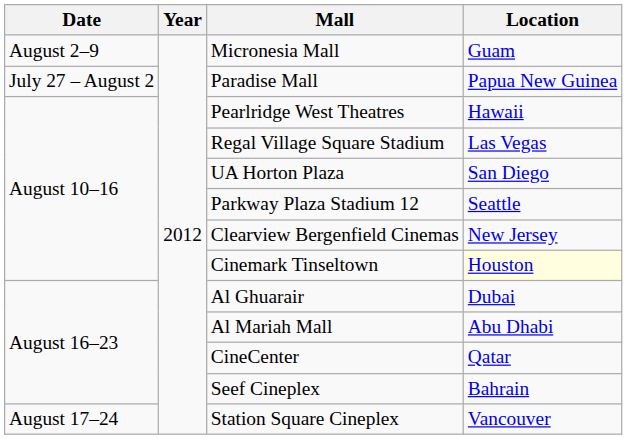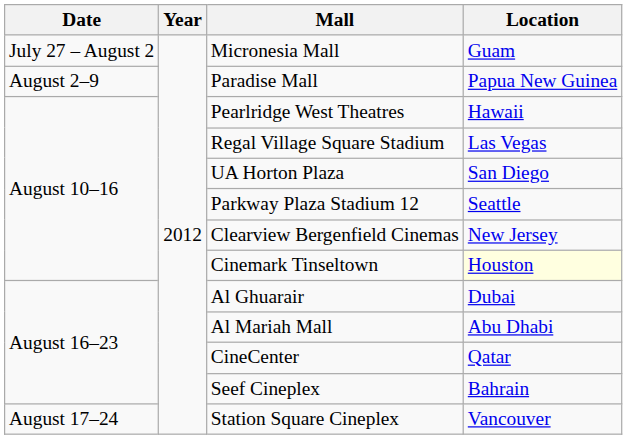(54, 50) August 2–9 -> (82, 50) July 27 – August 2
(82, 81) July 27 – August 2 -> (54, 81) August 2–9
